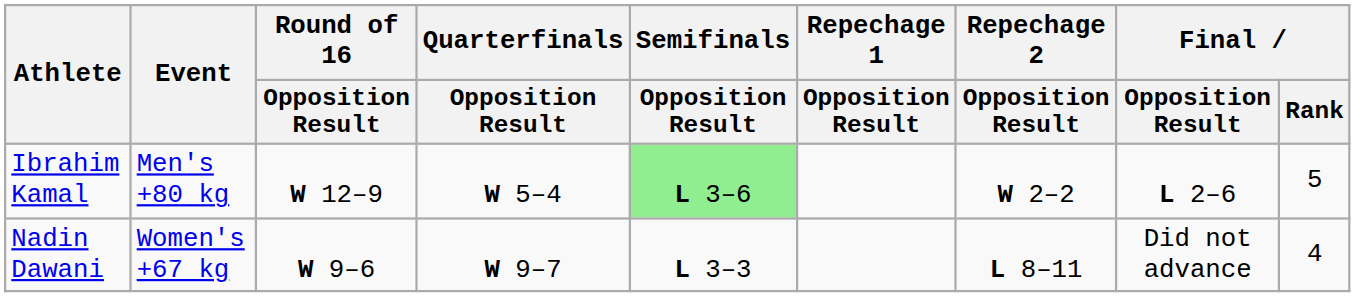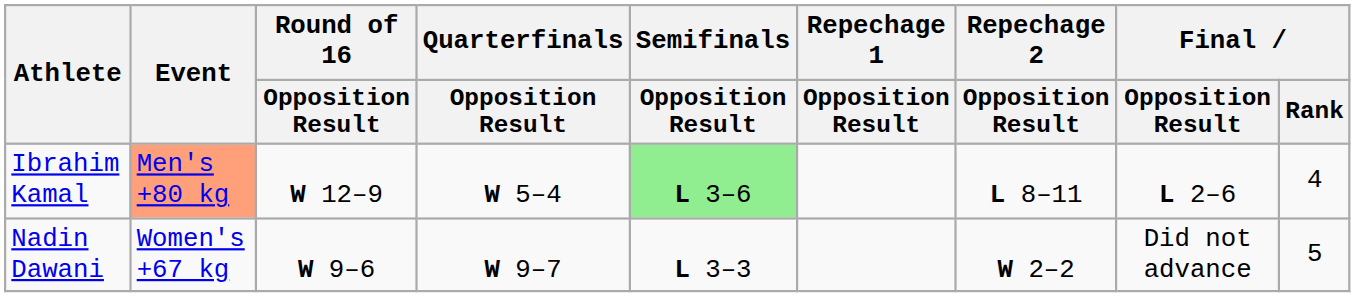(183, 181) no background -> (183, 181) lightsalmon background
(1036, 196) W 2–2 -> (1036, 196) L 8–11
(1315, 181) 5 -> (1315, 181) 4
(1036, 270) L 8–11 -> (1036, 270) W 2–2
(1315, 255) 4 -> (1315, 255) 5
